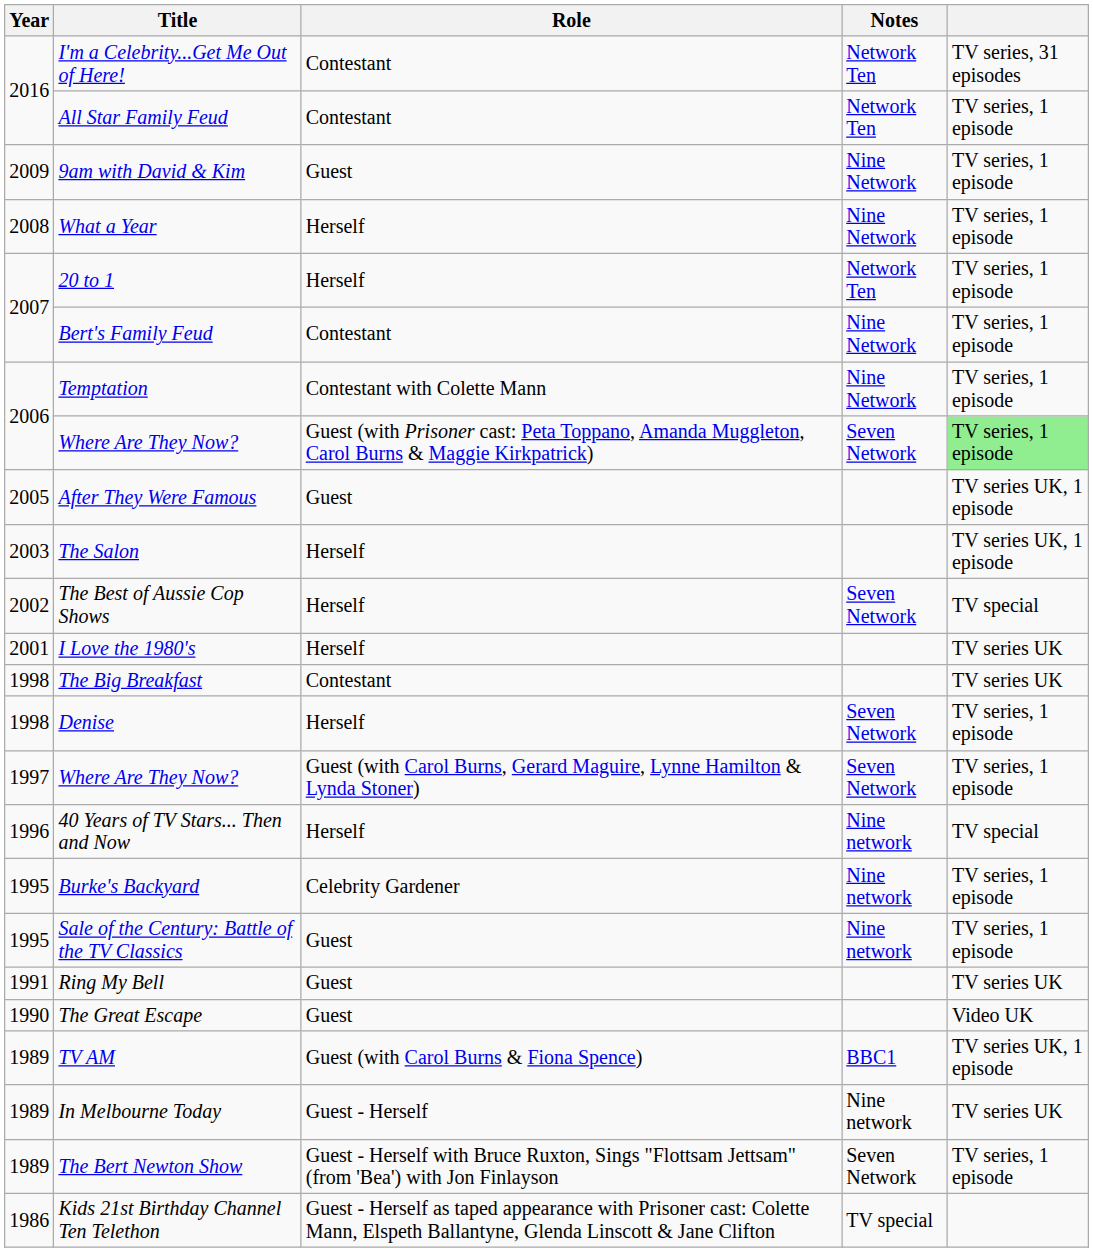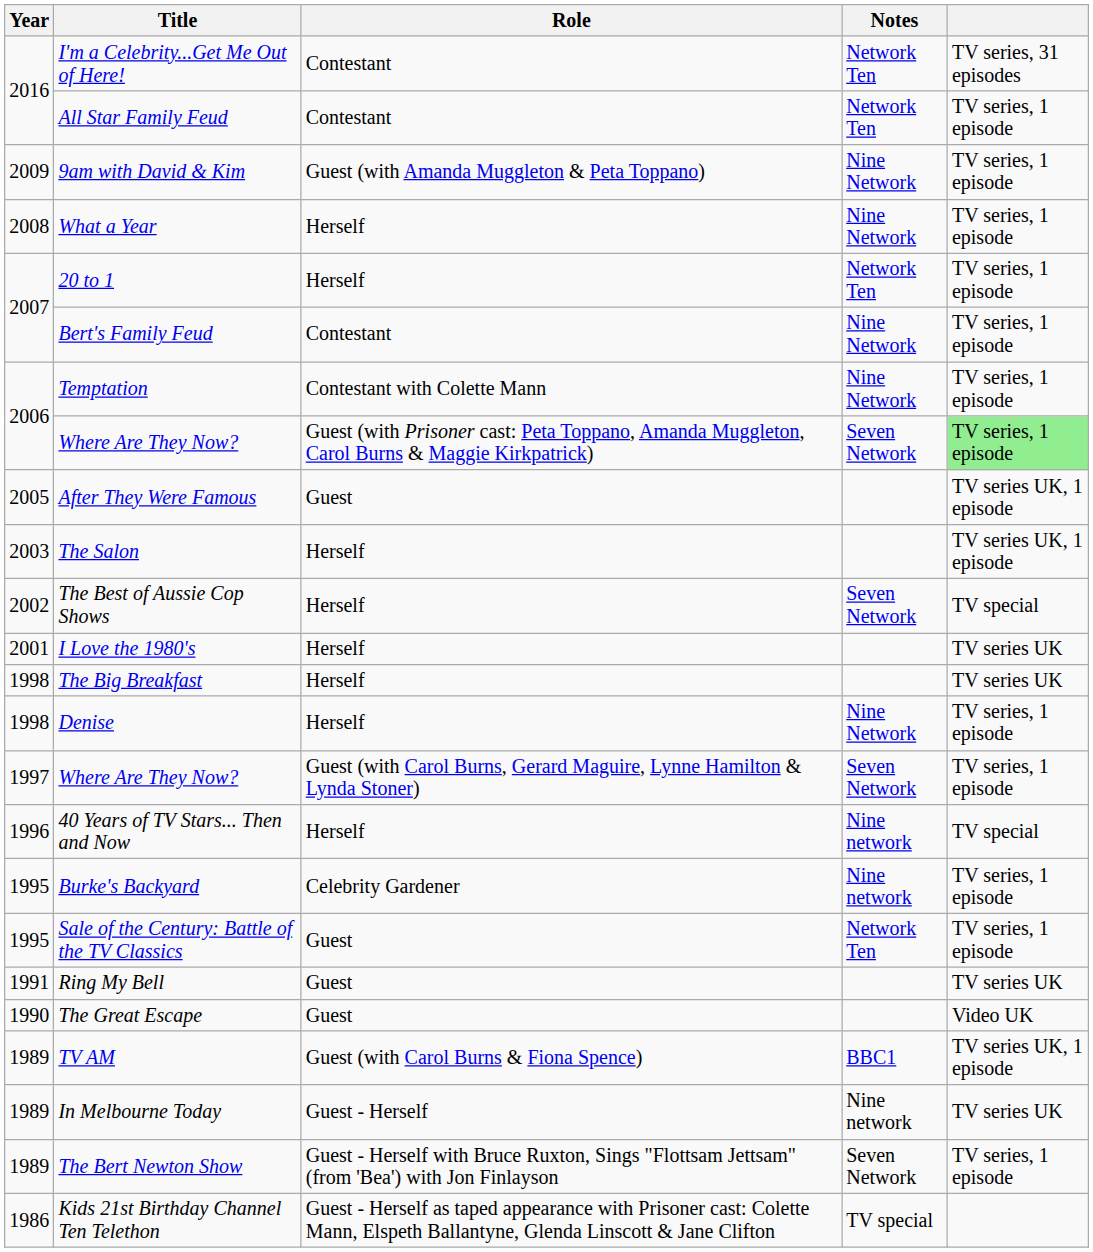(329, 171) Guest -> (505, 171) Guest (with Amanda Muggleton & Peta Toppano)
(348, 680) Contestant -> (335, 680) Herself
(881, 723) Seven Network -> (881, 723) Nine Network
(879, 940) Nine network -> (881, 940) Network Ten
